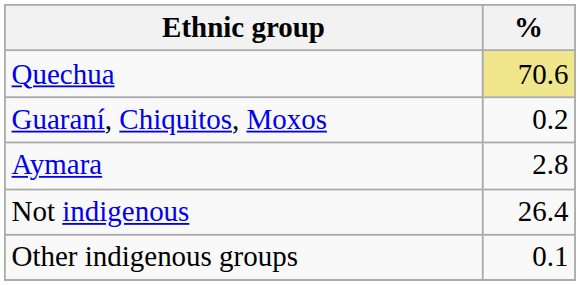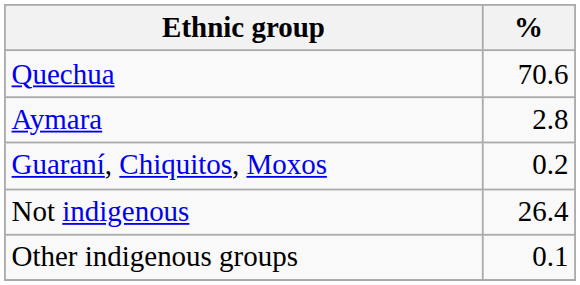(543, 73) khaki background -> (543, 73) no background
rows swapped: (57, 165) <-> (169, 119)
